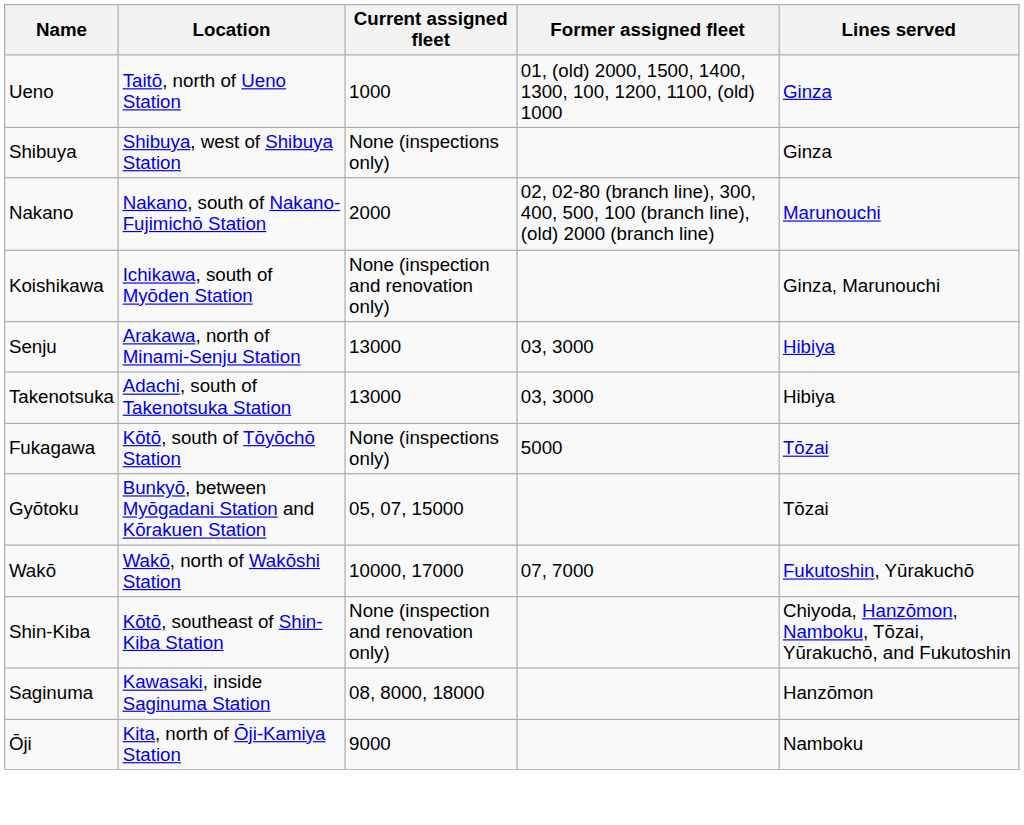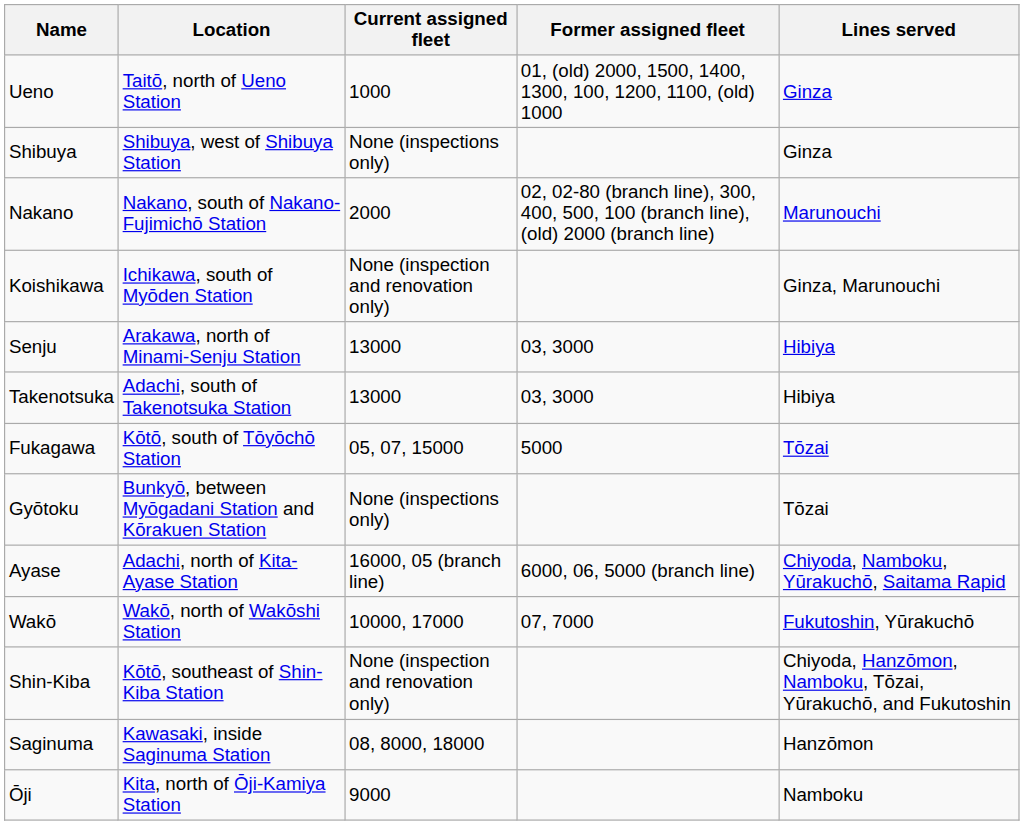(424, 448) None (inspections only) -> (406, 448) 05, 07, 15000
(406, 509) 05, 07, 15000 -> (424, 509) None (inspections only)
+ row: (35, 570)
